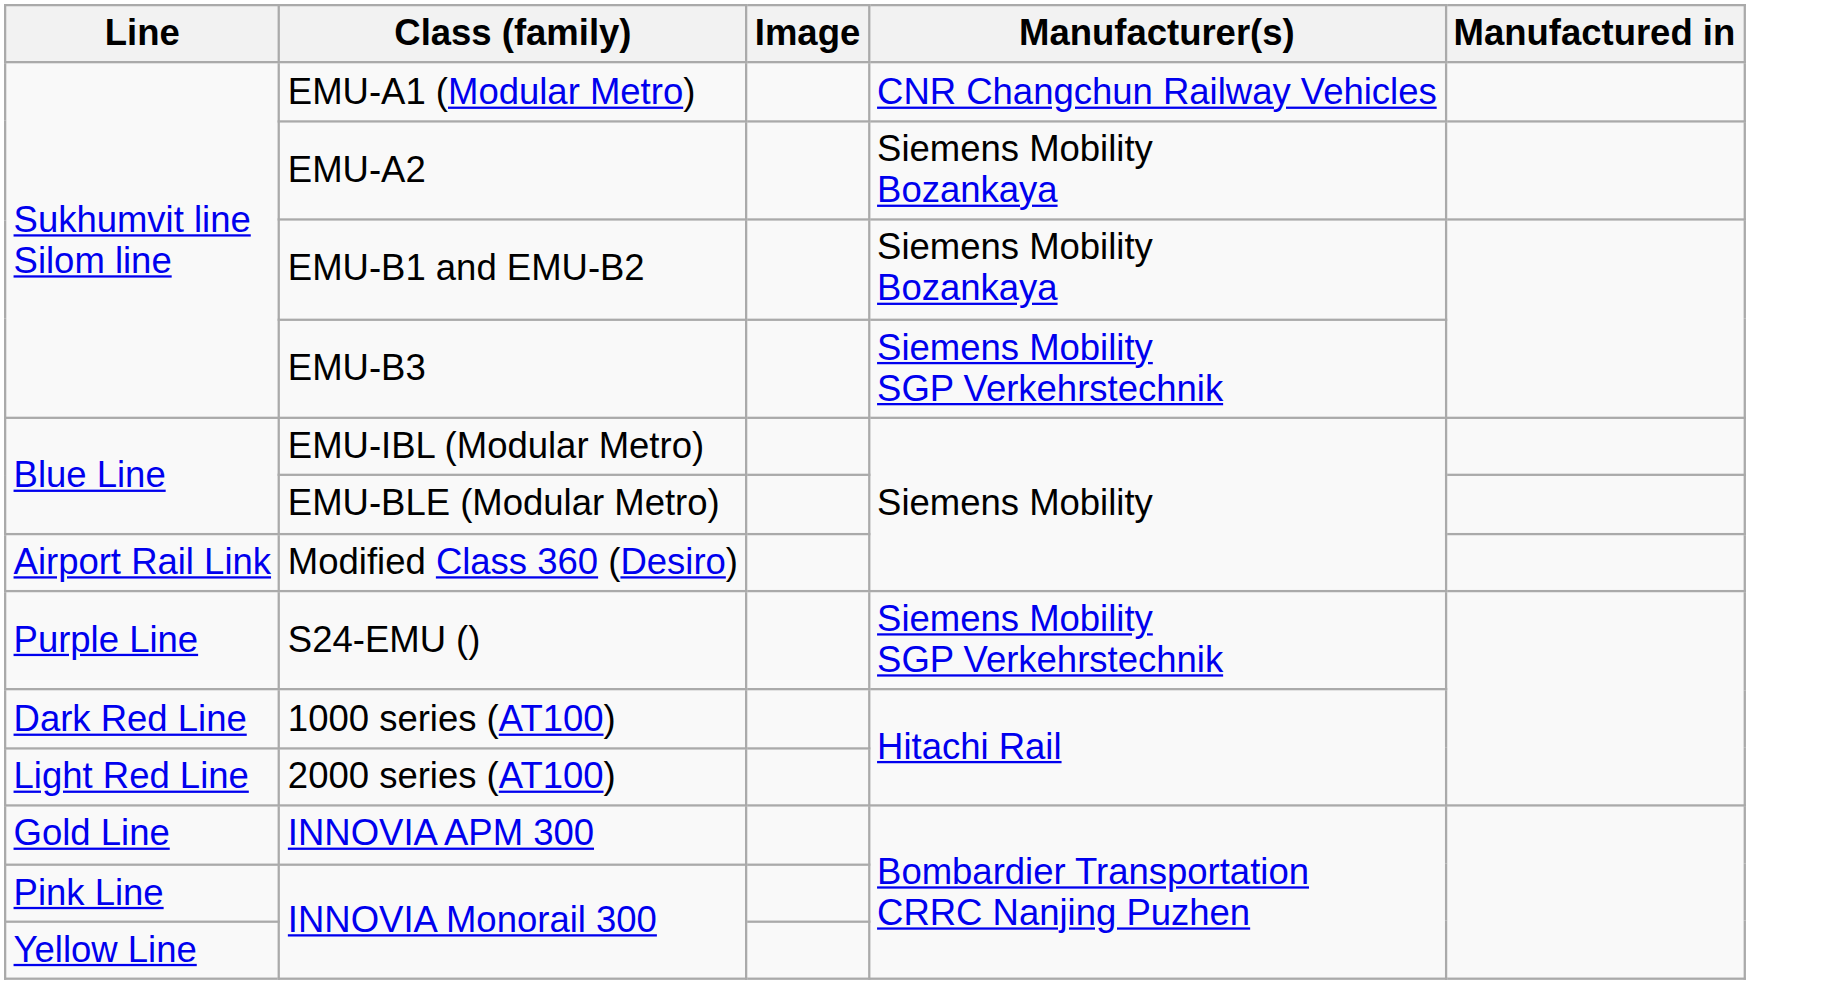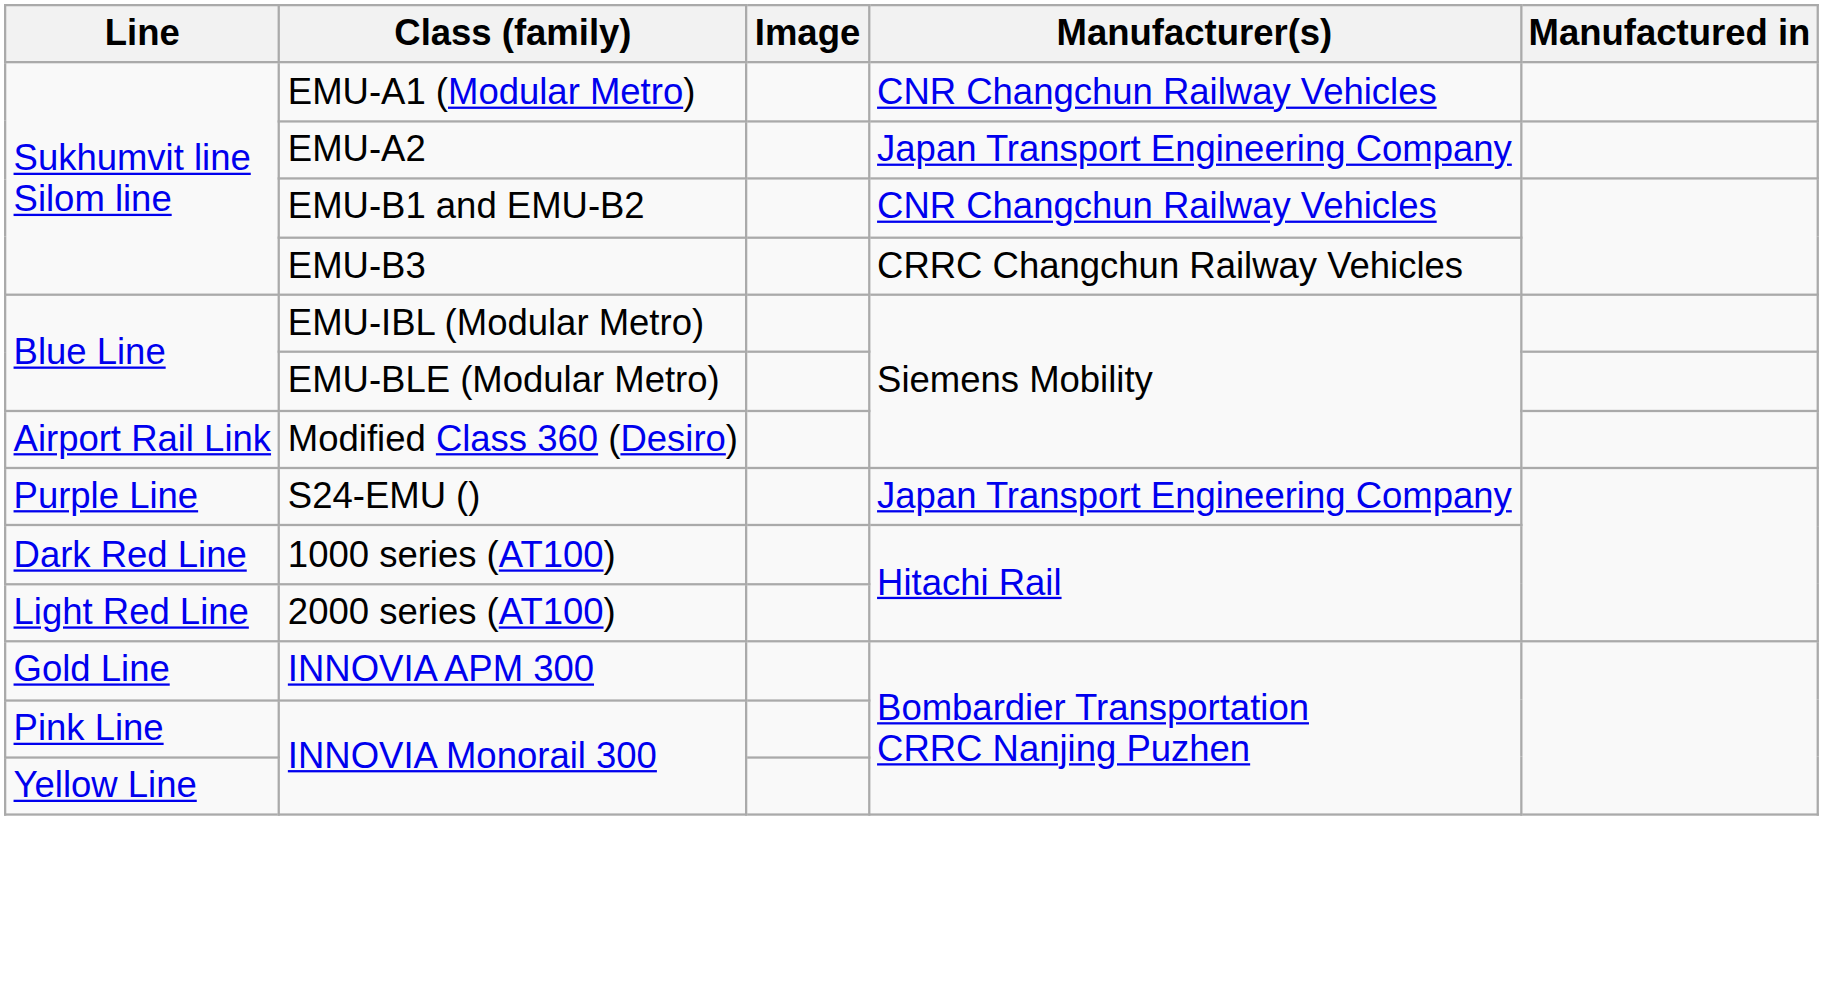(1015, 169) Siemens Mobility Bozankaya -> (1194, 149) Japan Transport Engineering Company
(1015, 268) Siemens Mobility Bozankaya -> (1157, 206) CNR Changchun Railway Vehicles
(1050, 367) Siemens Mobility SGP Verkehrstechnik -> (1170, 264) CRRC Changchun Railway Vehicles
(1050, 639) Siemens Mobility SGP Verkehrstechnik -> (1194, 496) Japan Transport Engineering Company
